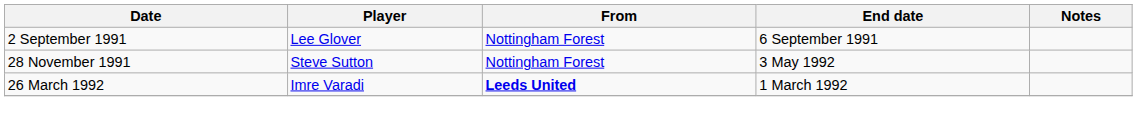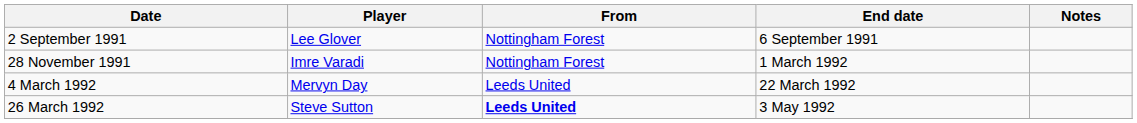(332, 62) Steve Sutton -> (327, 62) Imre Varadi
(797, 62) 3 May 1992 -> (803, 62) 1 March 1992
+ row: (52, 85)
(327, 85) Imre Varadi -> (332, 108) Steve Sutton
(803, 85) 1 March 1992 -> (797, 108) 3 May 1992
